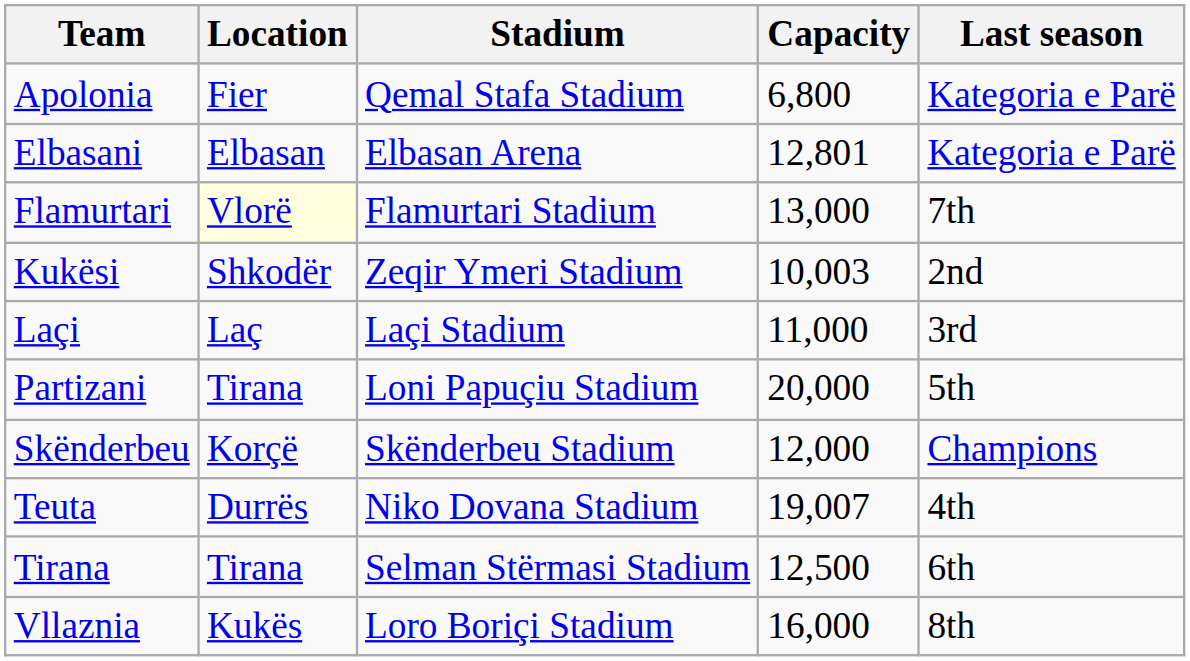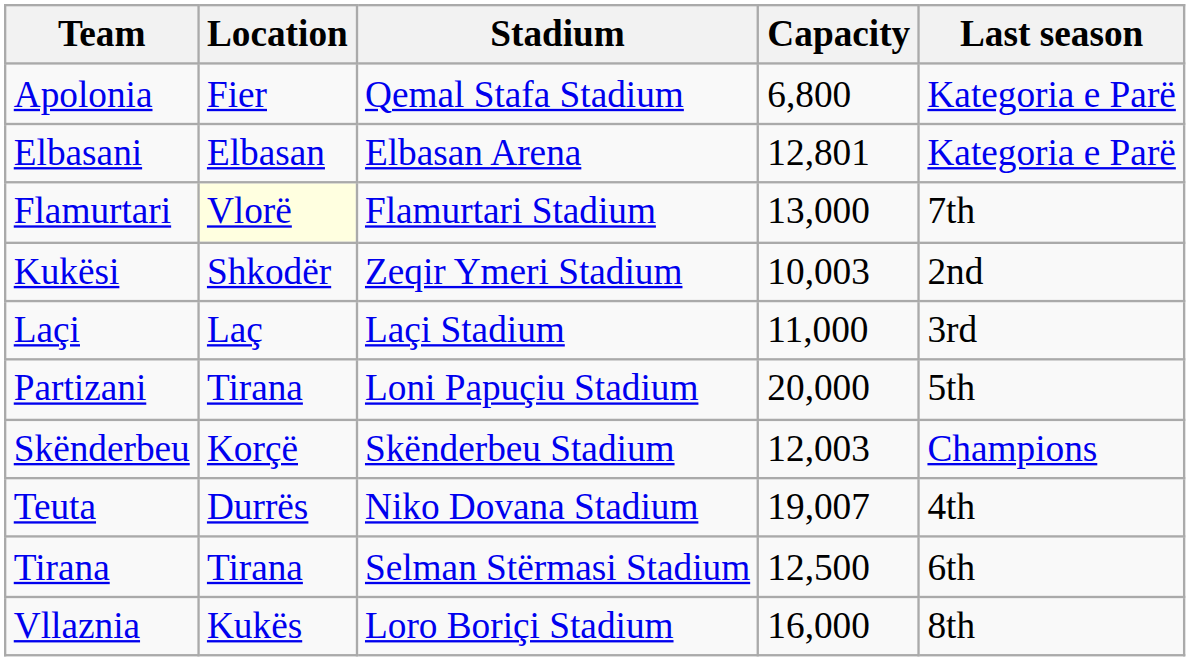(819, 447) 12,000 -> (819, 447) 12,003
